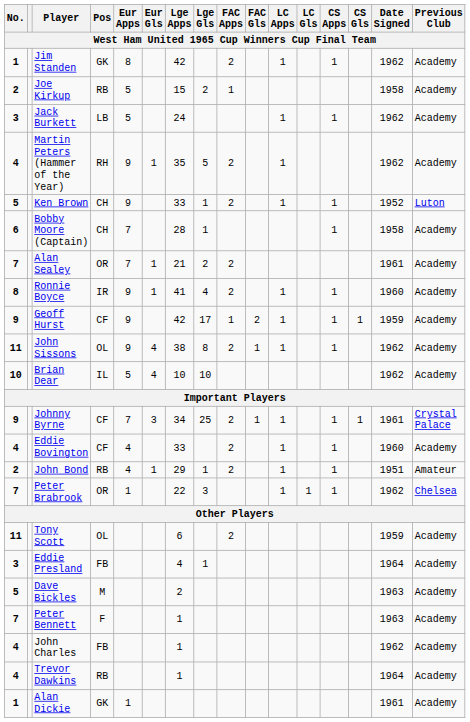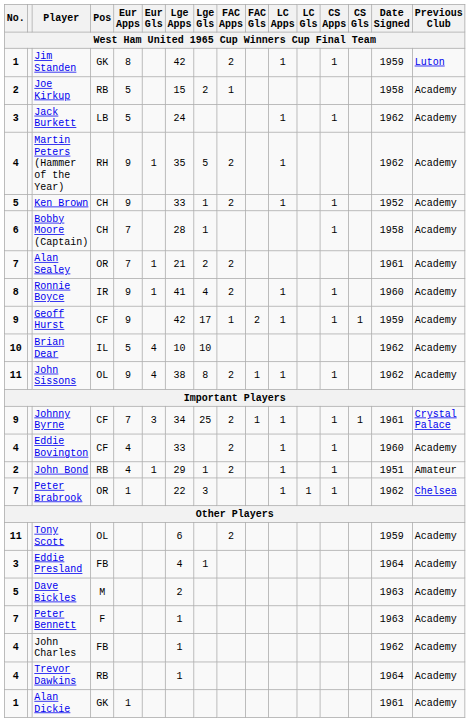(392, 62) 1962 -> (392, 62) 1959
(436, 62) Academy -> (430, 62) Luton
(430, 203) Luton -> (436, 203) Academy
rows swapped: (49, 376) <-> (55, 348)
